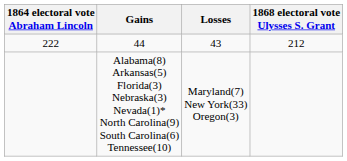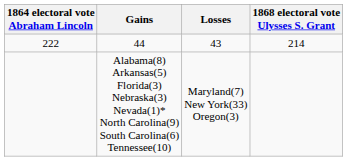(296, 43) 212 -> (296, 43) 214
